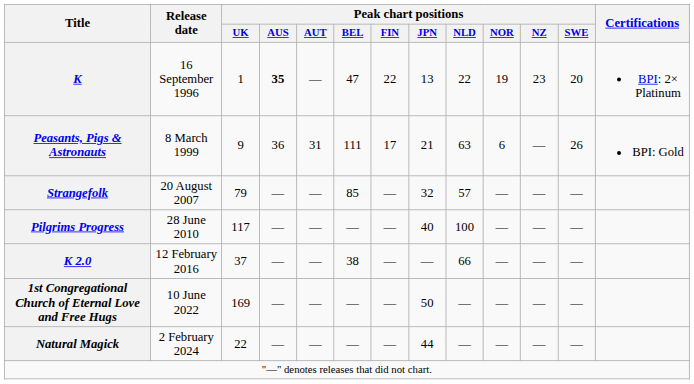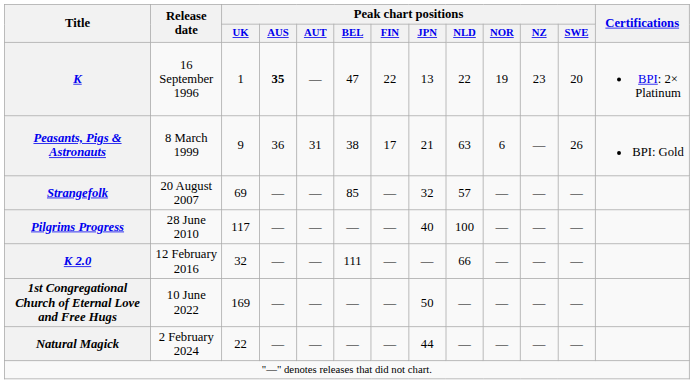(353, 145) 111 -> (353, 145) 38
(241, 192) 79 -> (241, 192) 69
(241, 261) 37 -> (241, 261) 32
(353, 261) 38 -> (353, 261) 111
